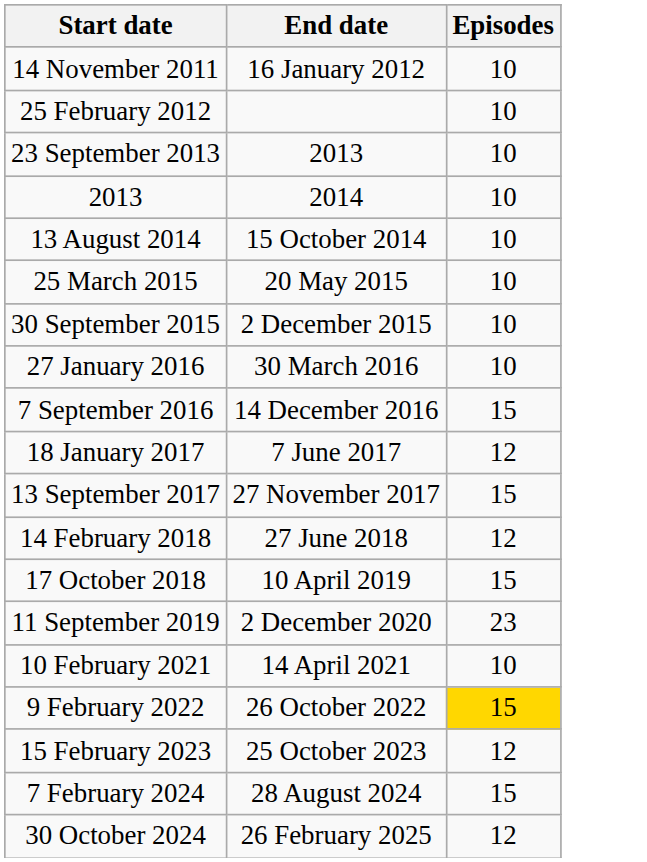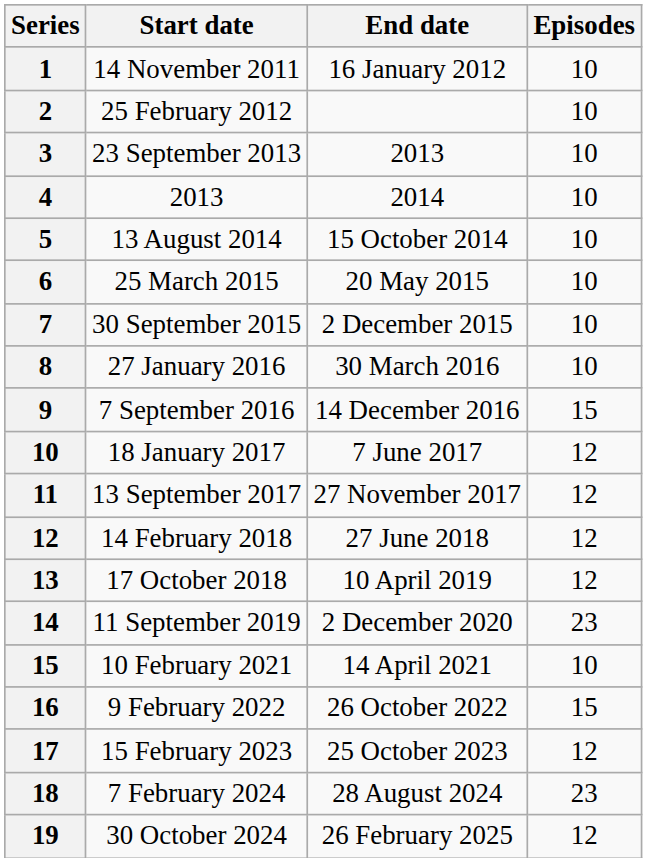+ column: (45, 25)
(503, 494) 15 -> (584, 494) 12
(503, 580) 15 -> (584, 580) 12
(503, 707) gold background -> (584, 707) no background
(503, 793) 15 -> (584, 793) 23
